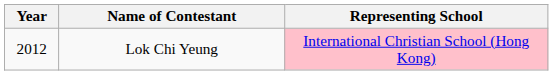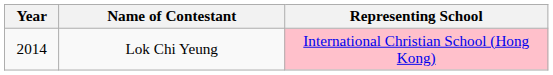(32, 49) 2012 -> (32, 49) 2014
